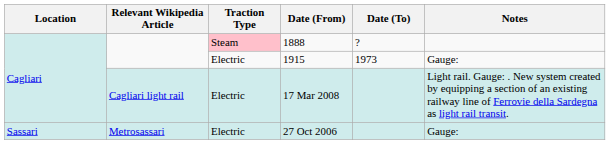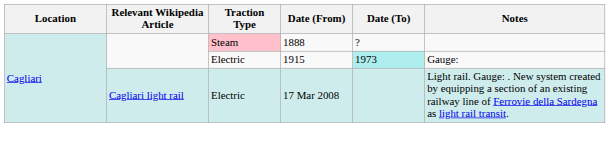(366, 59) no background -> (366, 59) paleturquoise background
- row: (310, 131)
